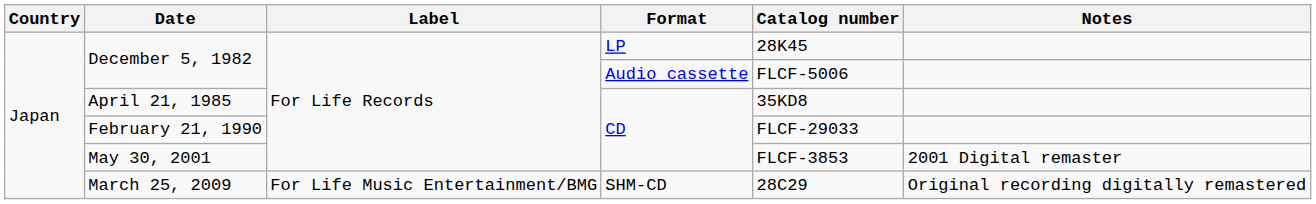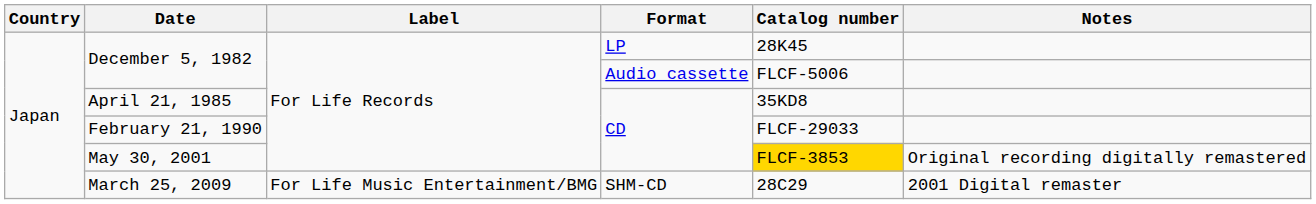(803, 157) no background -> (803, 157) gold background
(1015, 157) 2001 Digital remaster -> (1107, 157) Original recording digitally remastered
(1107, 185) Original recording digitally remastered -> (1015, 185) 2001 Digital remaster
